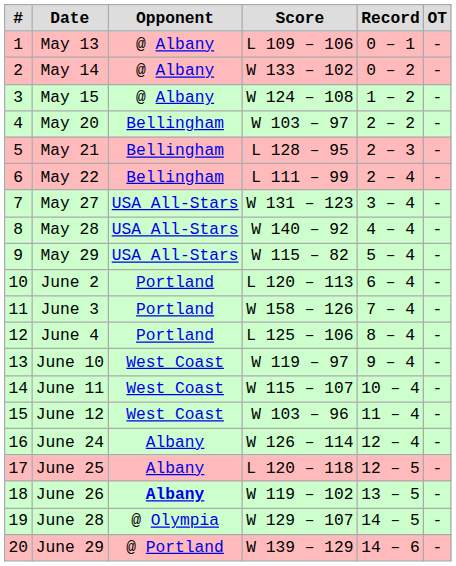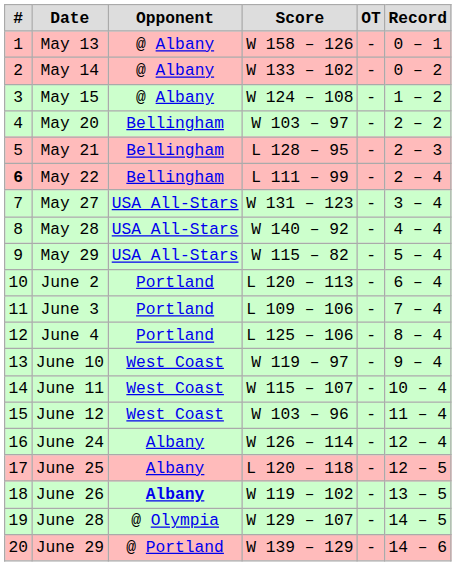columns swapped: (437, 18) <-> (391, 18)
(300, 44) L 109 – 106 -> (300, 44) W 158 – 126
(18, 177) normal -> (18, 177) bold
(300, 309) W 158 – 126 -> (300, 309) L 109 – 106
